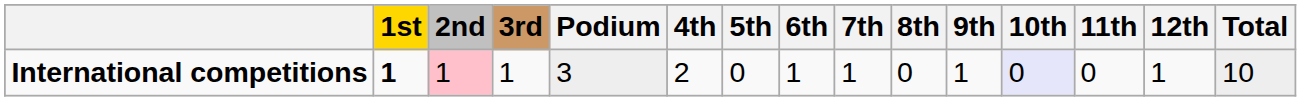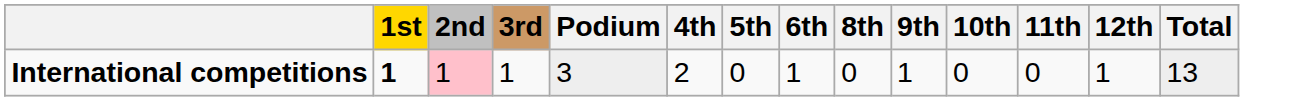- column: (863, 27)
(1017, 72) lavender background -> (961, 72) no background
(1238, 72) 10 -> (1182, 72) 13
